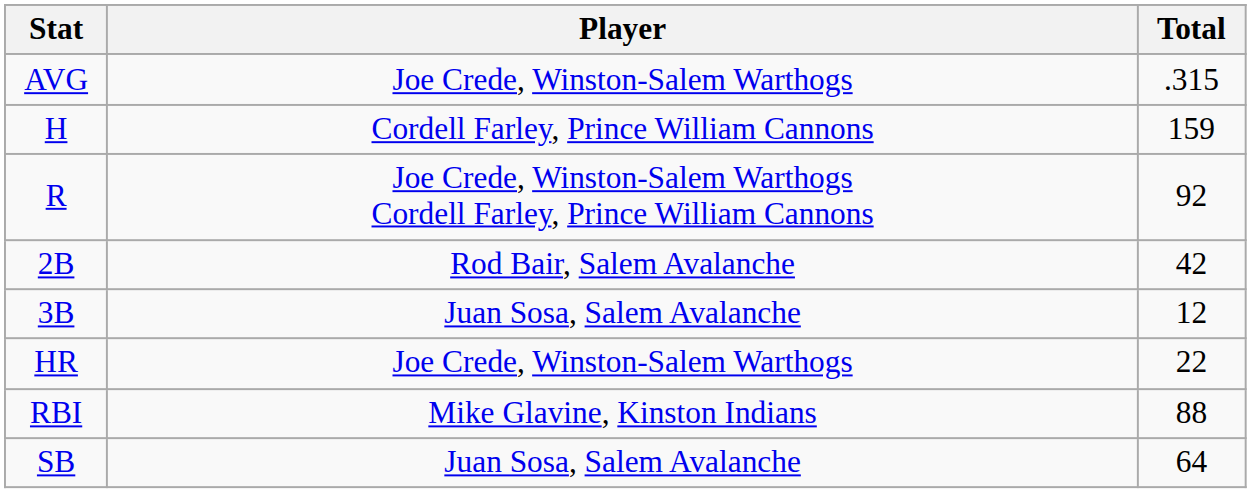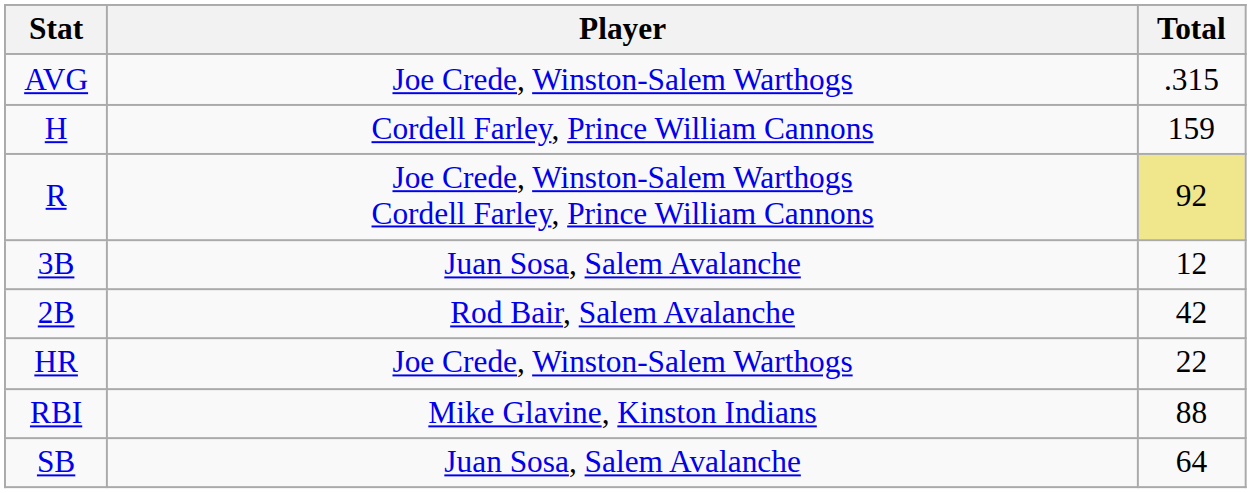(1191, 196) no background -> (1191, 196) khaki background
rows swapped: (56, 263) <-> (56, 313)
